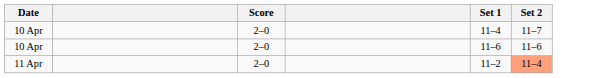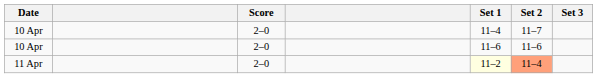+ column: (572, 13)
(491, 64) no background -> (491, 64) lightyellow background
